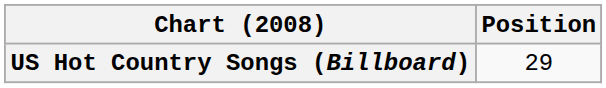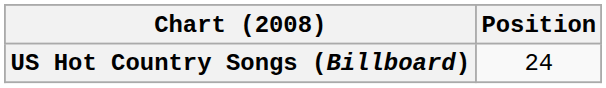(539, 63) 29 -> (539, 63) 24
